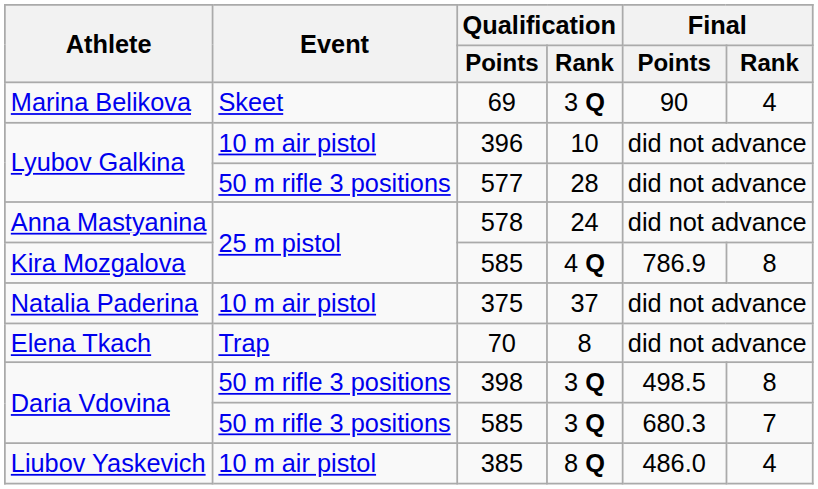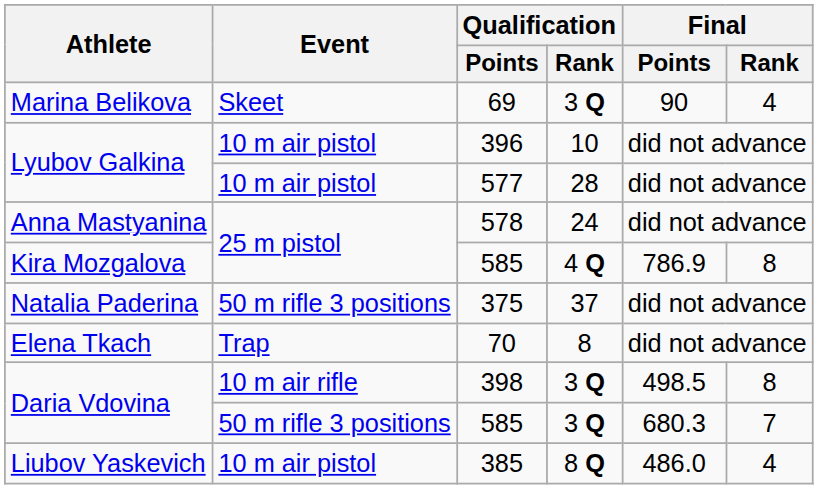(335, 183) 50 m rifle 3 positions -> (297, 183) 10 m air pistol
(297, 303) 10 m air pistol -> (335, 303) 50 m rifle 3 positions
(335, 383) 50 m rifle 3 positions -> (288, 383) 10 m air rifle
